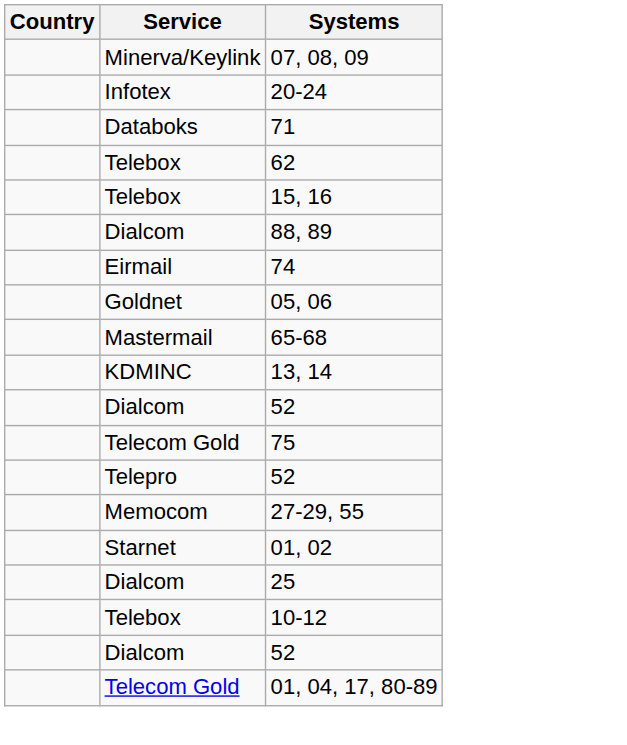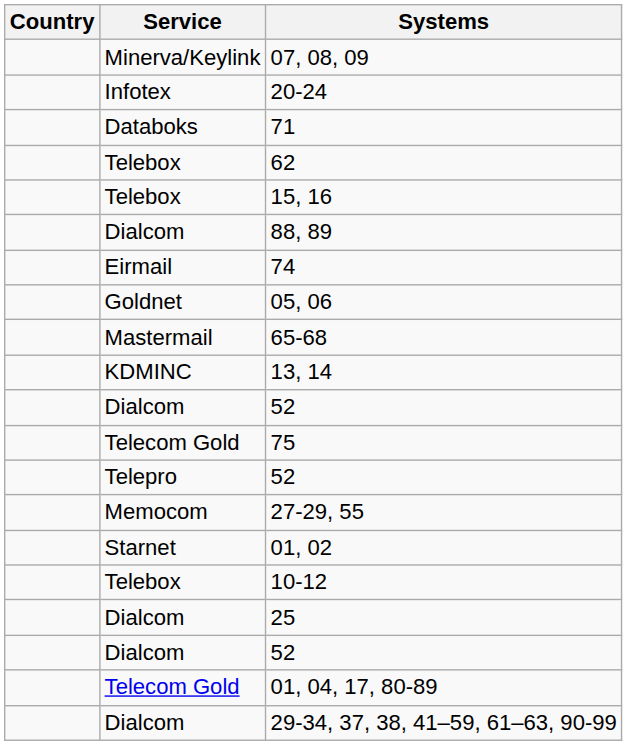rows swapped: (144, 582) <-> (143, 617)
+ row: (144, 722)
